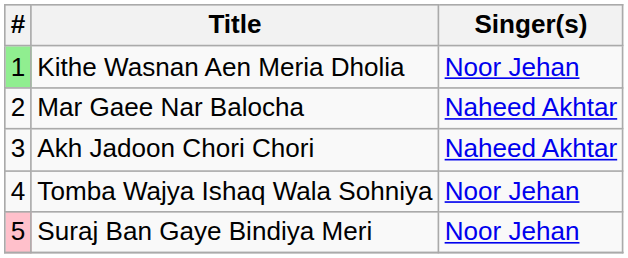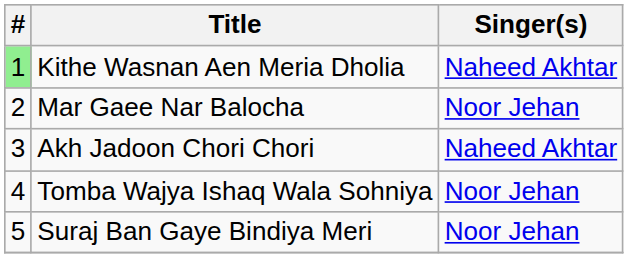(512, 66) Noor Jehan -> (531, 66) Naheed Akhtar
(531, 107) Naheed Akhtar -> (512, 107) Noor Jehan
(18, 231) pink background -> (18, 231) no background
